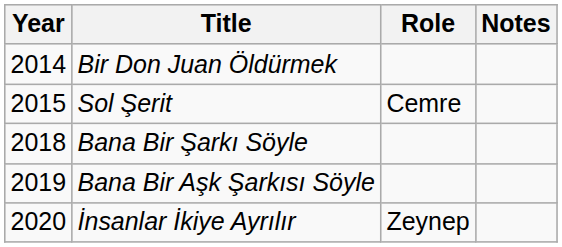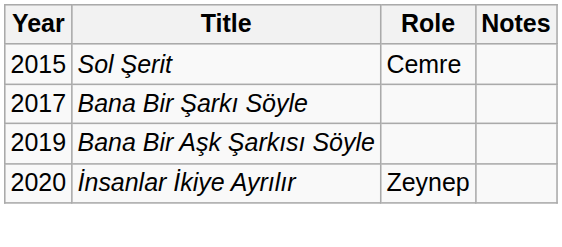- row: (207, 63)
(38, 143) 2018 -> (38, 103) 2017
